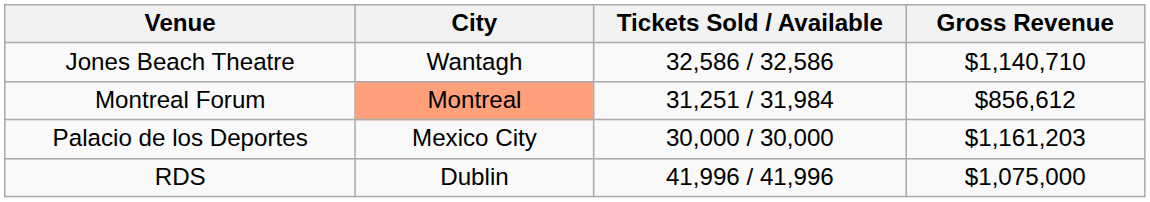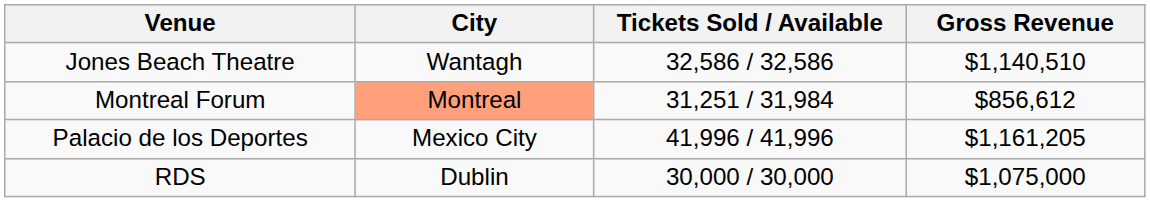(1025, 61) $1,140,710 -> (1025, 61) $1,140,510
(750, 138) 30,000 / 30,000 -> (750, 138) 41,996 / 41,996
(1025, 138) $1,161,203 -> (1025, 138) $1,161,205
(750, 176) 41,996 / 41,996 -> (750, 176) 30,000 / 30,000
